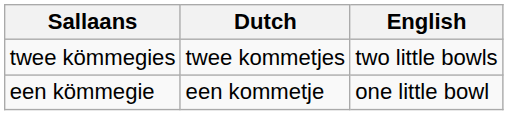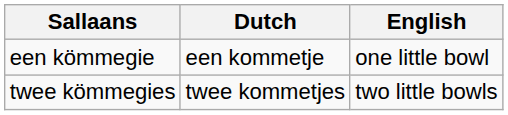rows swapped: (82, 92) <-> (93, 57)
